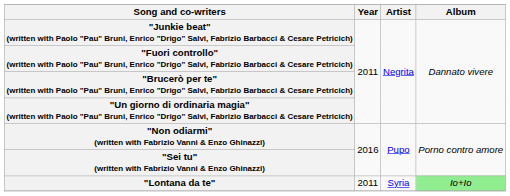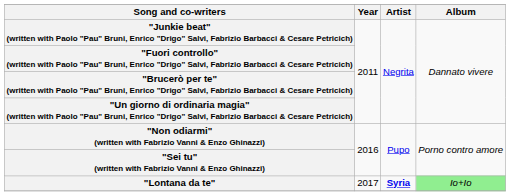(368, 183) 2011 -> (368, 183) 2017
(398, 183) normal -> (398, 183) bold
